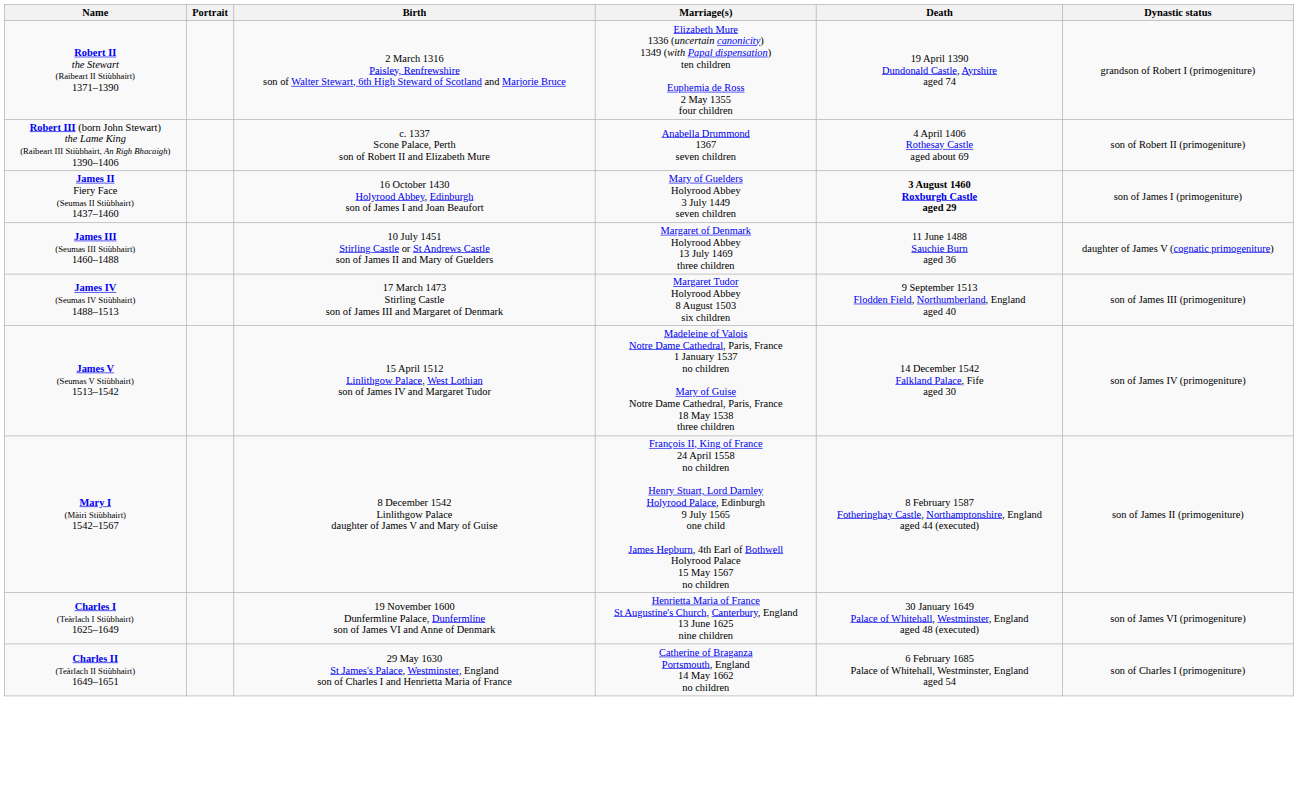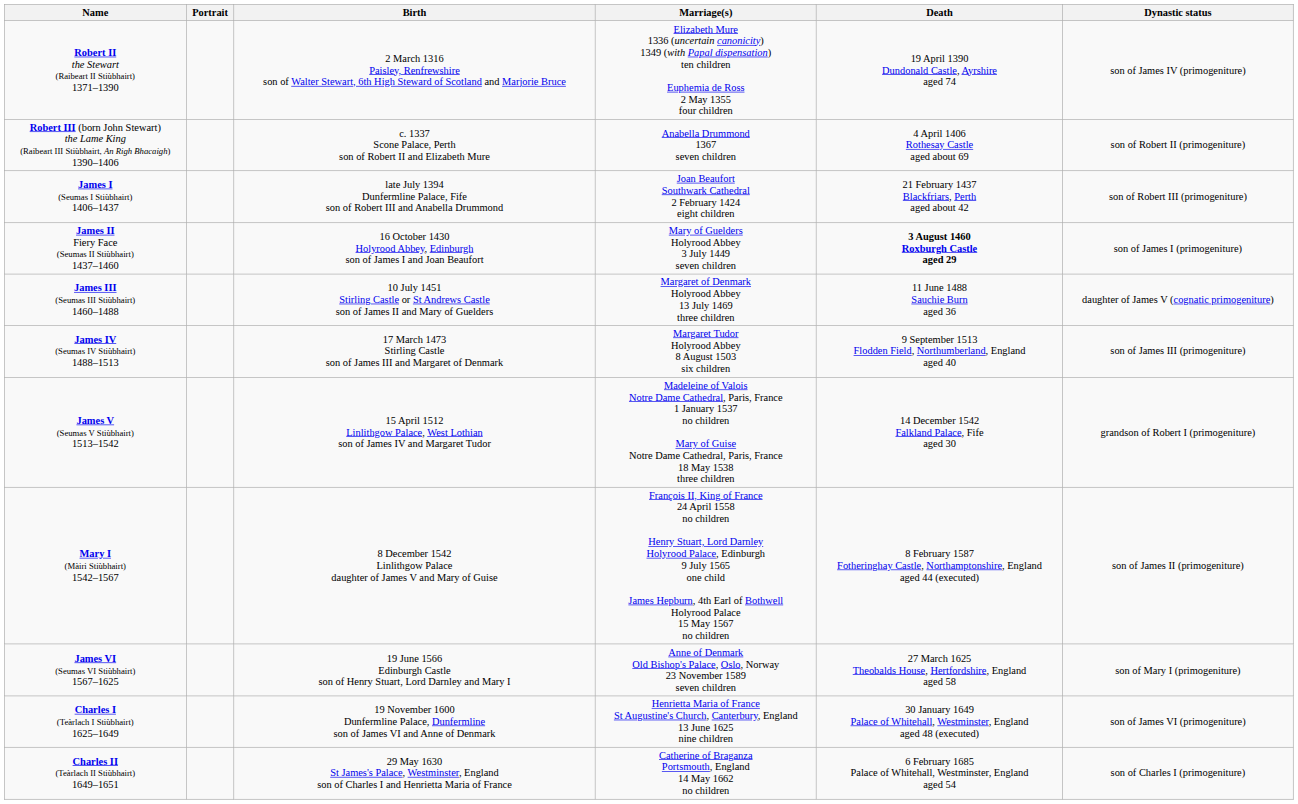(1178, 70) grandson of Robert I (primogeniture) -> (1178, 70) son of James IV (primogeniture)
+ row: (95, 196)
(1178, 380) son of James IV (primogeniture) -> (1178, 432) grandson of Robert I (primogeniture)
+ row: (95, 670)
